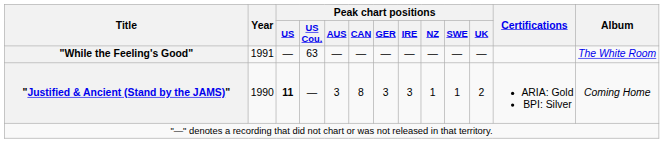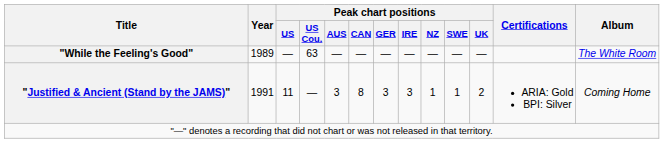(262, 54) 1991 -> (262, 54) 1989
(262, 93) 1990 -> (262, 93) 1991
(288, 93) bold -> (288, 93) normal
